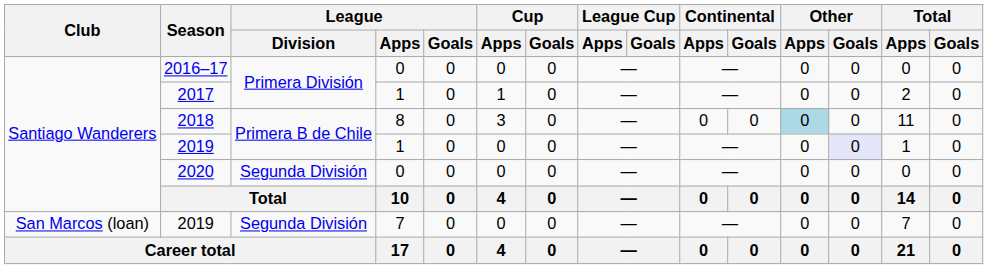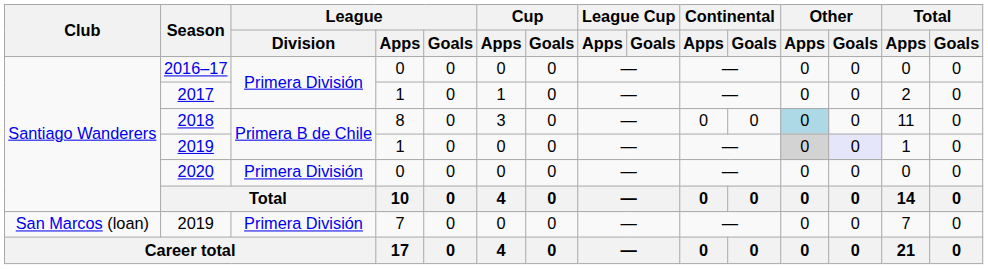(805, 146) no background -> (805, 146) lightgrey background
(304, 172) Segunda División -> (304, 172) Primera División
(304, 224) Segunda División -> (304, 224) Primera División
